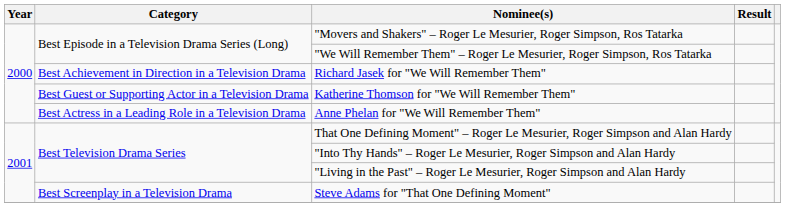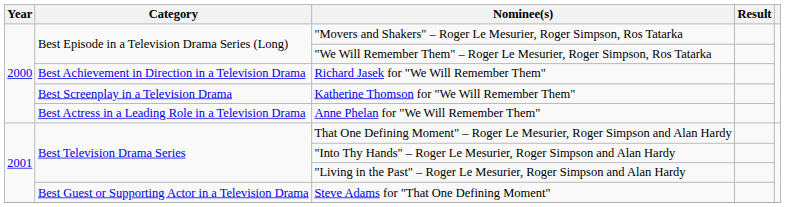(173, 93) Best Guest or Supporting Actor in a Television Drama -> (135, 93) Best Screenplay in a Television Drama
(135, 192) Best Screenplay in a Television Drama -> (173, 192) Best Guest or Supporting Actor in a Television Drama
